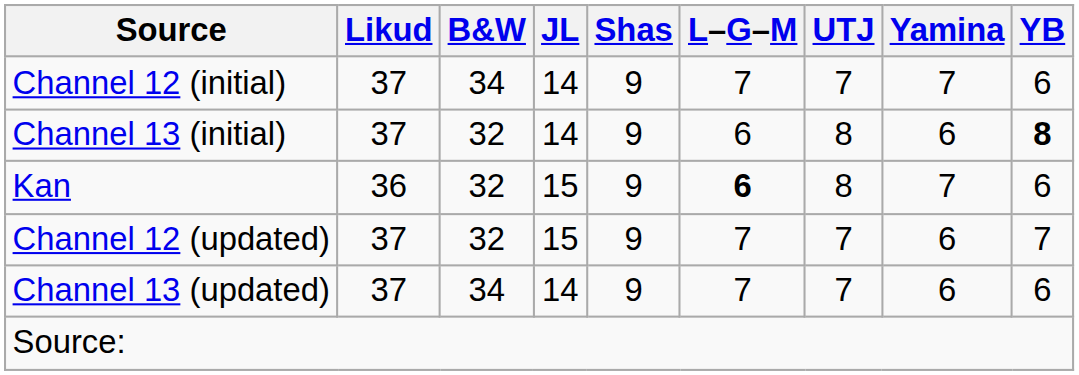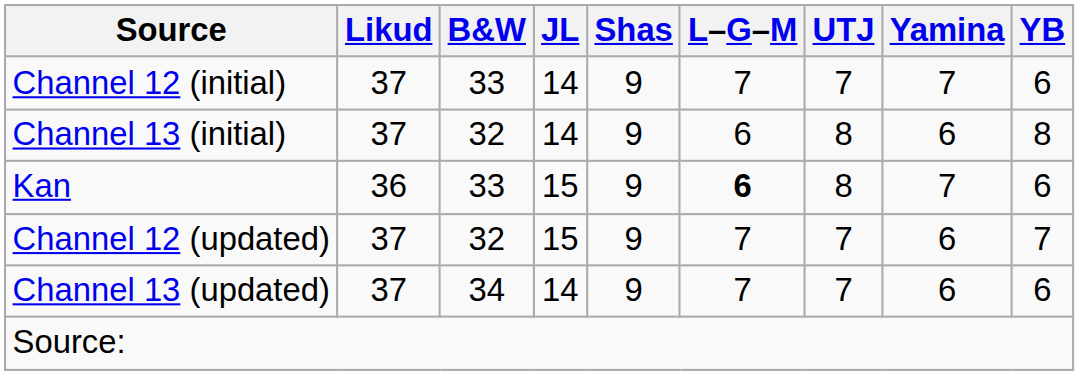(487, 82) 34 -> (487, 82) 33
(1042, 134) bold -> (1042, 134) normal
(487, 186) 32 -> (487, 186) 33
